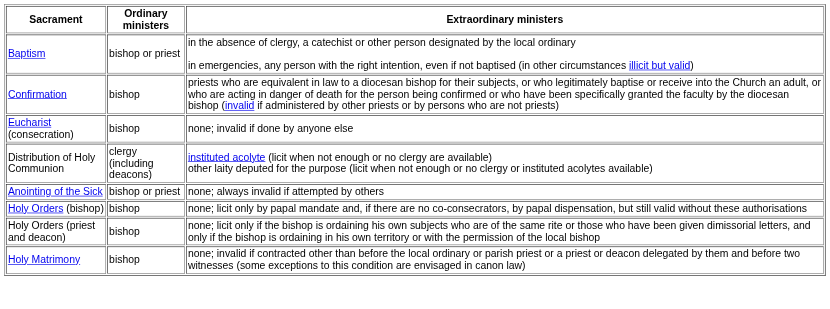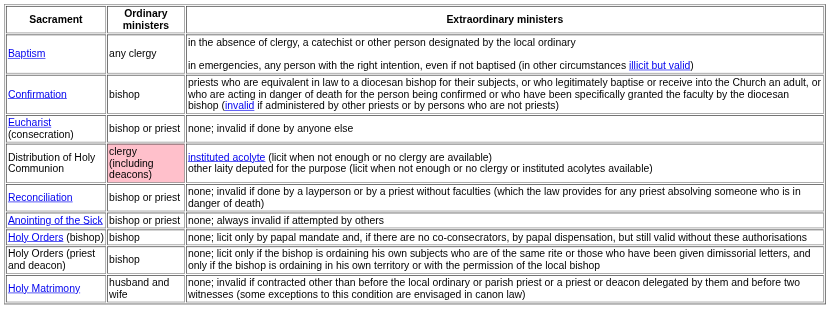(145, 54) bishop or priest -> (133, 54) any clergy
(124, 128) bishop -> (145, 128) bishop or priest
(131, 163) no background -> (131, 163) pink background
+ row: (40, 197)
(124, 260) bishop -> (139, 288) husband and wife
